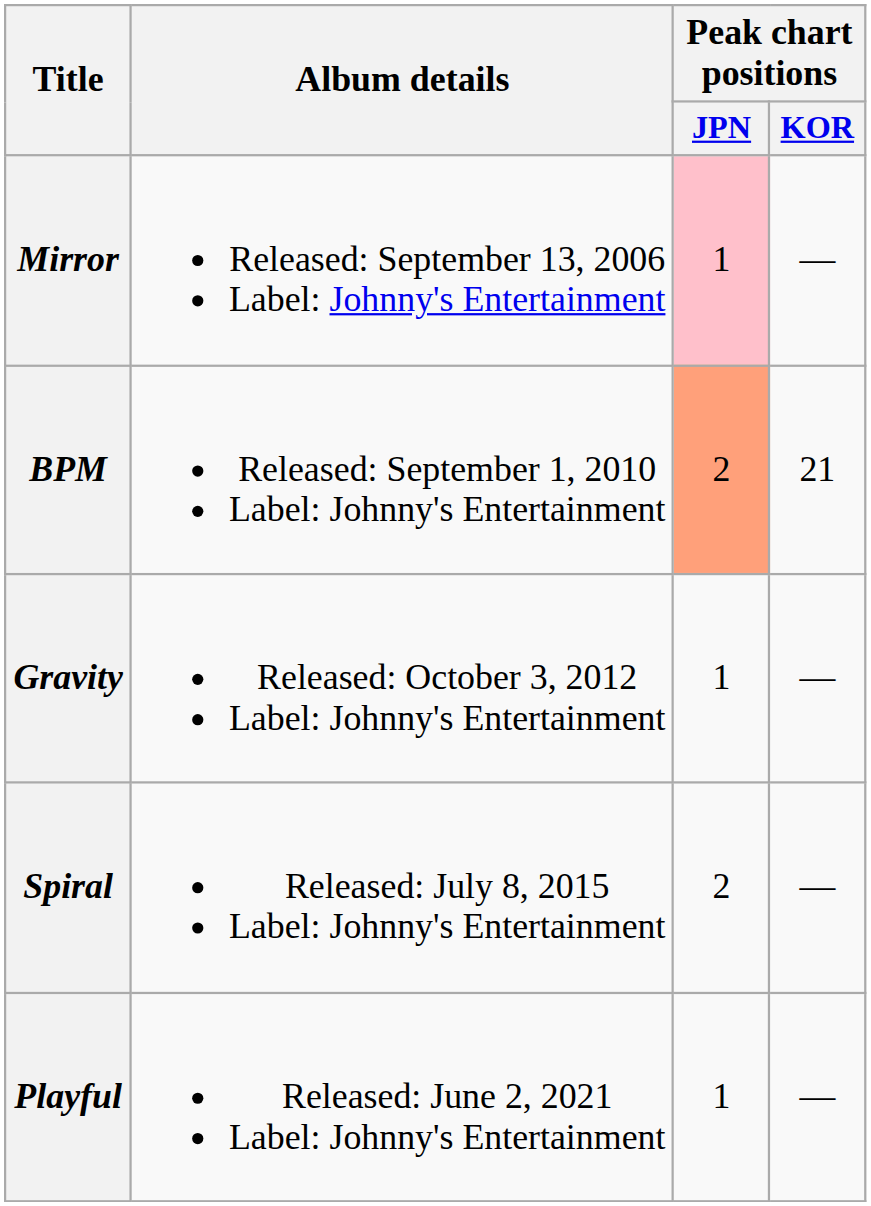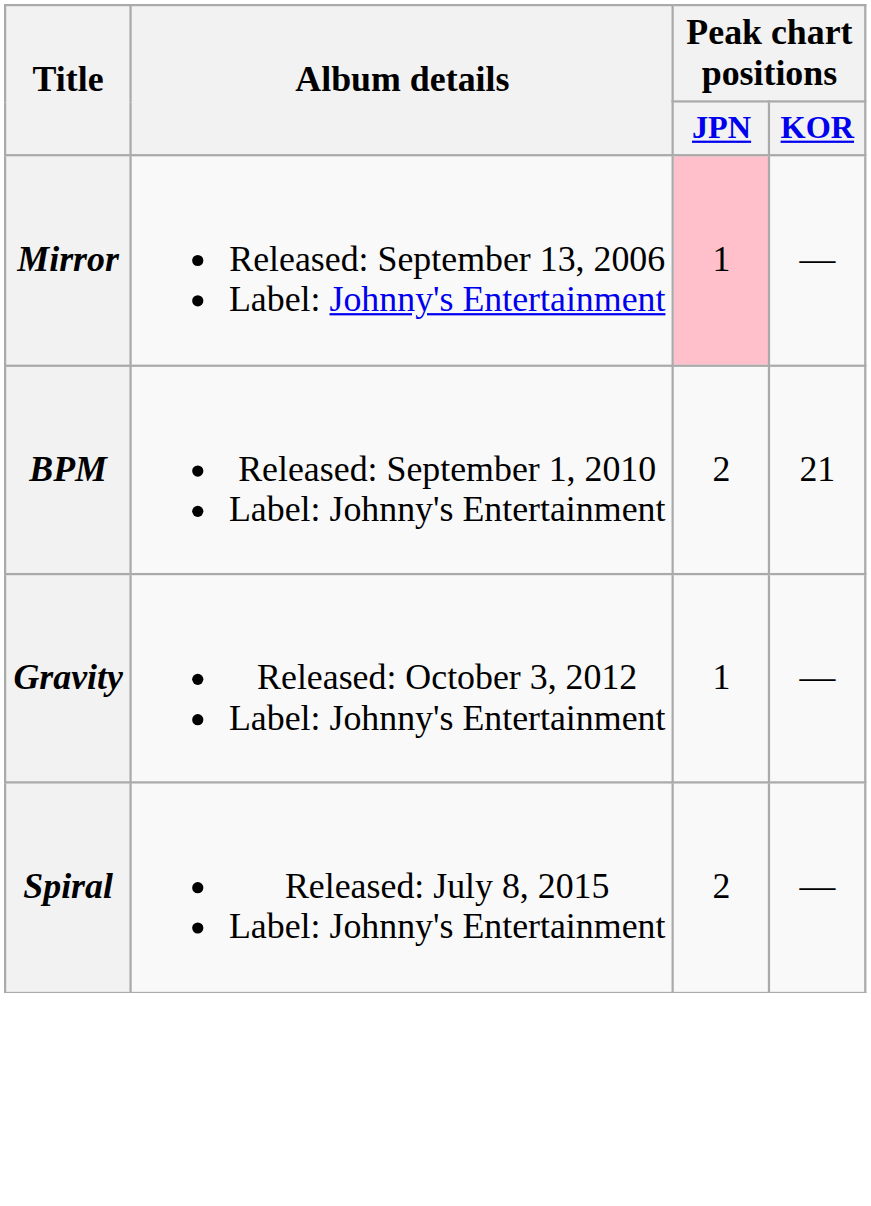(722, 468) lightsalmon background -> (722, 468) no background
- row: (68, 1096)
